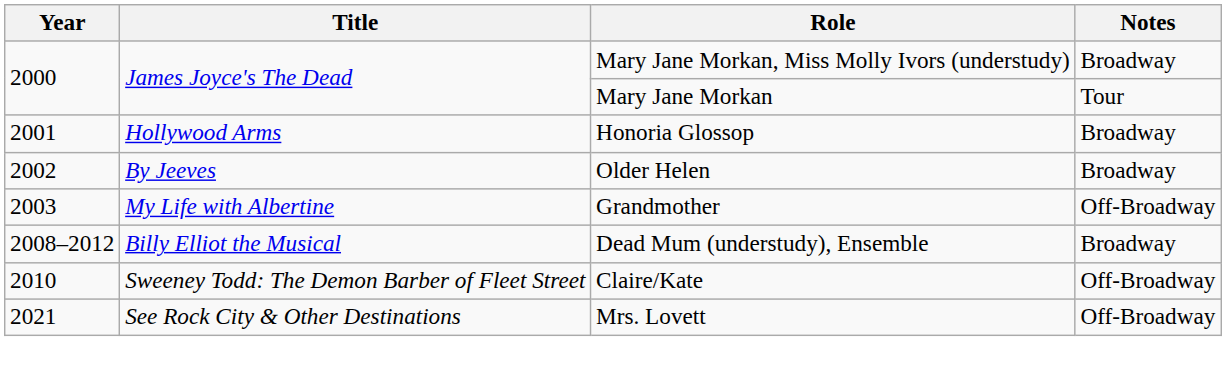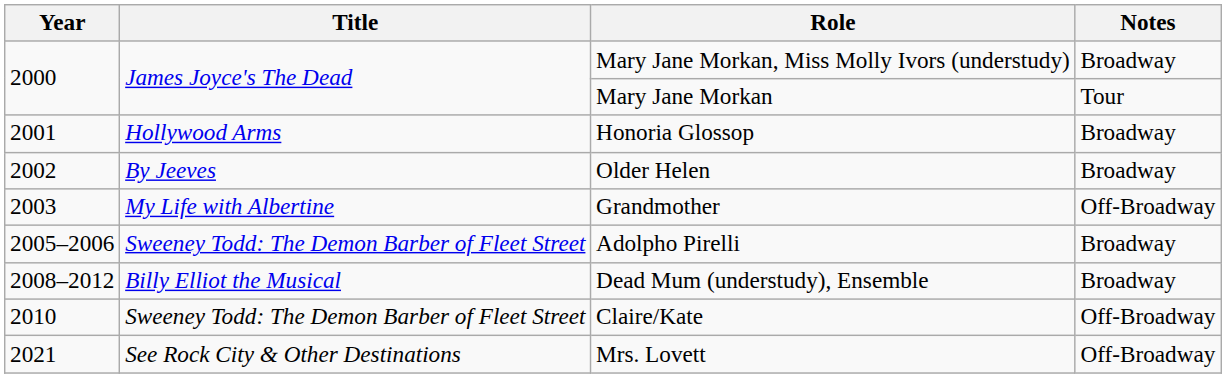+ row: (668, 243)
